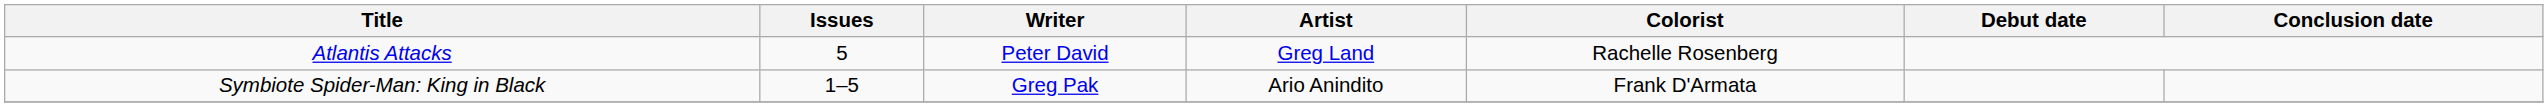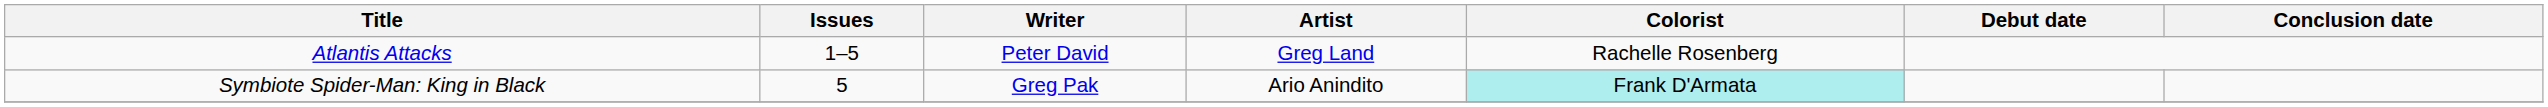(842, 53) 5 -> (842, 53) 1–5
(842, 85) 1–5 -> (842, 85) 5
(1685, 85) no background -> (1685, 85) paleturquoise background
